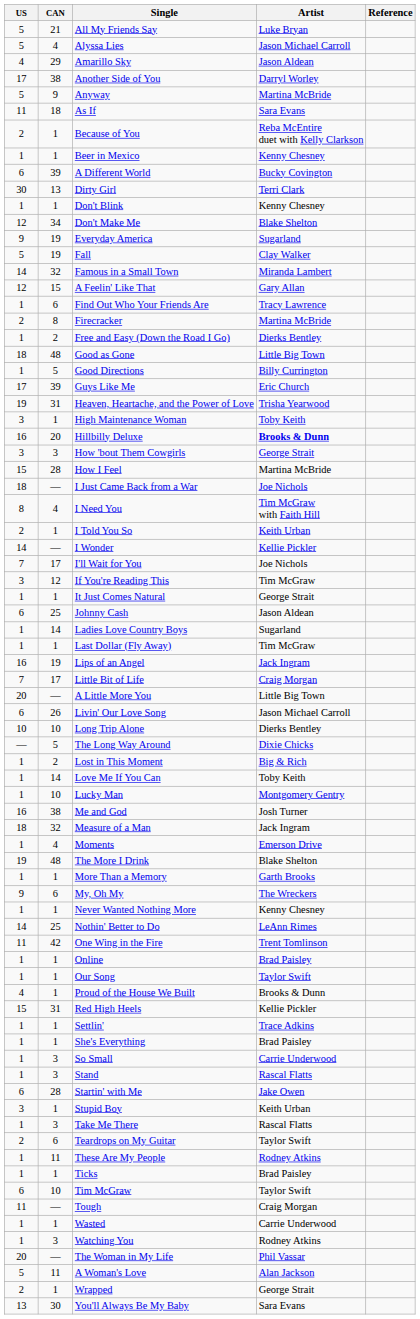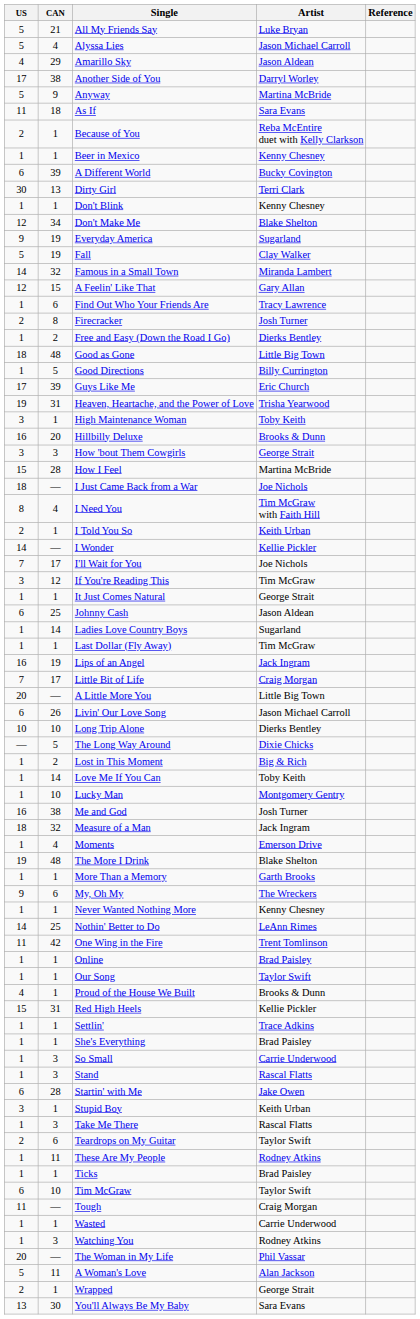(295, 321) Martina McBride -> (283, 321) Josh Turner
(294, 436) bold -> (292, 436) normal
